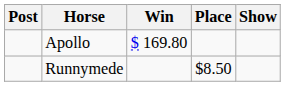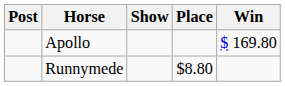columns swapped: (159, 17) <-> (258, 17)
(213, 68) $8.50 -> (195, 68) $8.80
